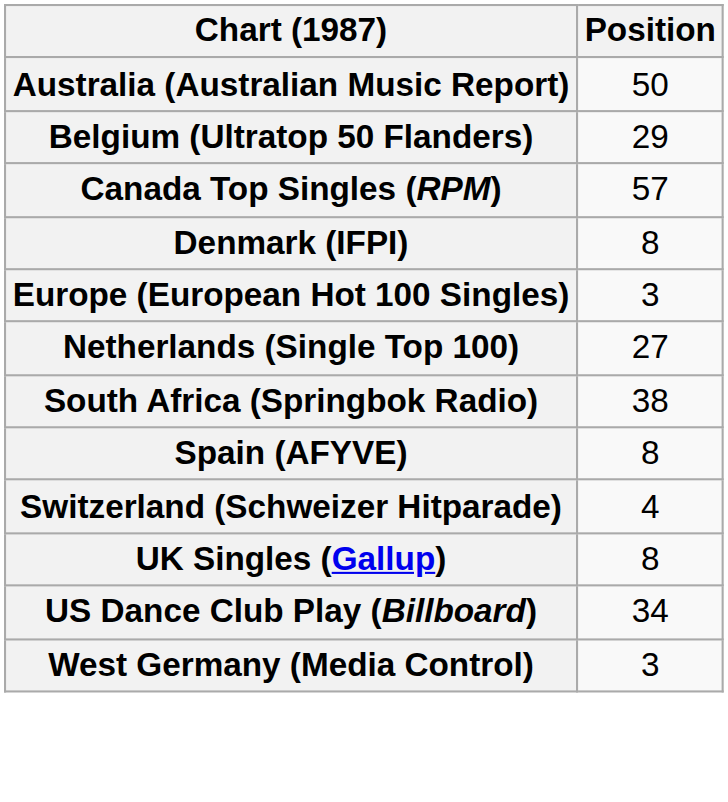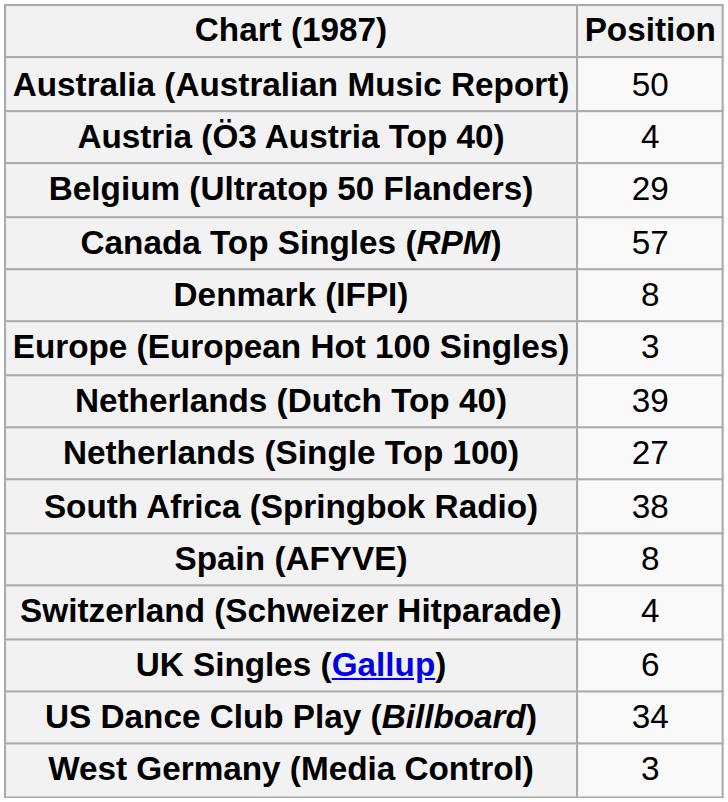+ row: (291, 136)
+ row: (291, 400)
(650, 558) 8 -> (650, 664) 6
